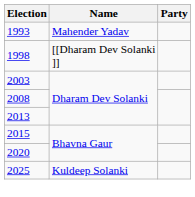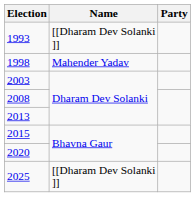(90, 31) Mahender Yadav -> (104, 37) [[Dharam Dev Solanki ]]
(104, 55) [[Dharam Dev Solanki ]] -> (90, 62) Mahender Yadav
(90, 170) Kuldeep Solanki -> (104, 176) [[Dharam Dev Solanki ]]
